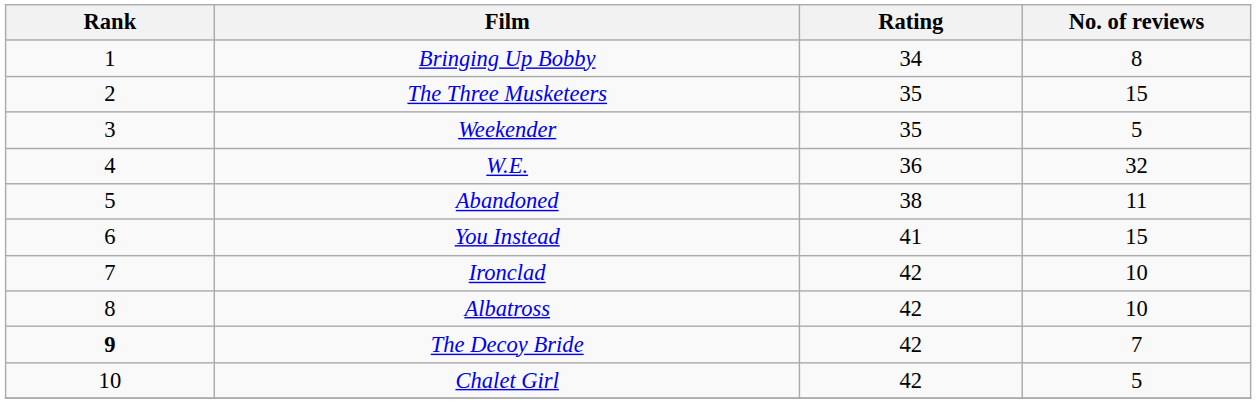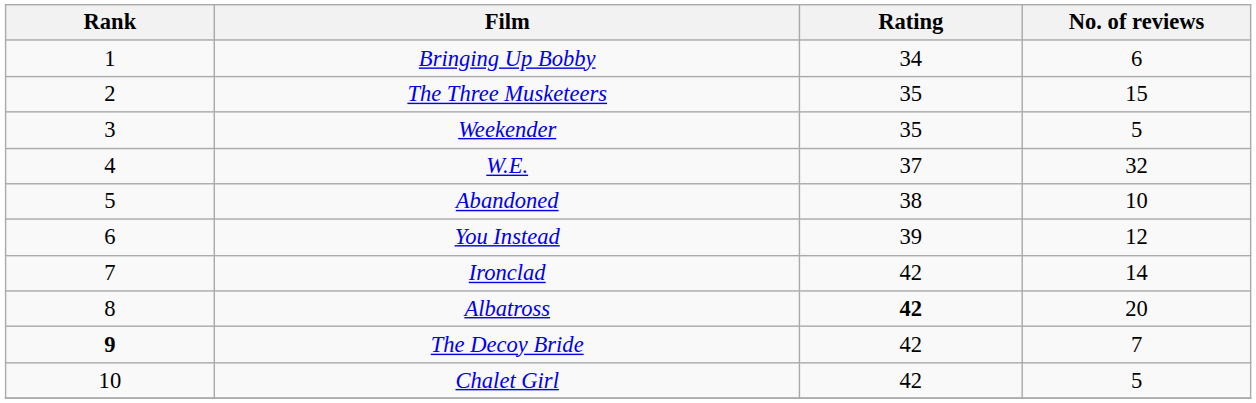(1137, 58) 8 -> (1137, 58) 6
(911, 165) 36 -> (911, 165) 37
(1137, 201) 11 -> (1137, 201) 10
(911, 237) 41 -> (911, 237) 39
(1137, 237) 15 -> (1137, 237) 12
(1137, 272) 10 -> (1137, 272) 14
(911, 308) normal -> (911, 308) bold
(1137, 308) 10 -> (1137, 308) 20
